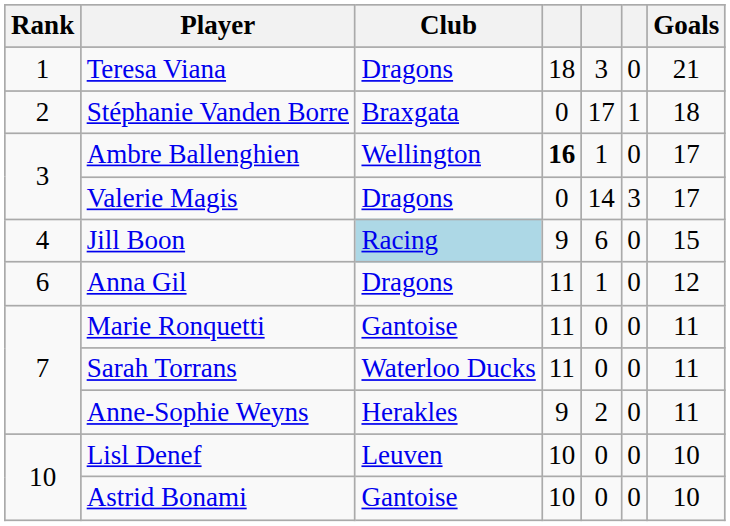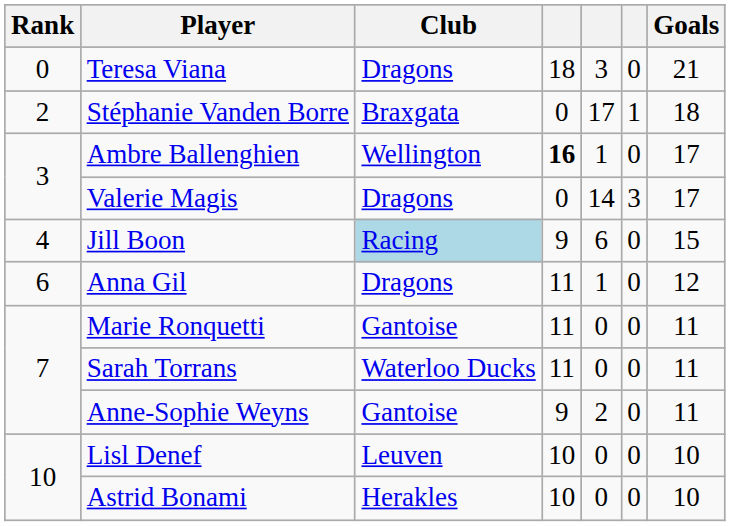(43, 68) 1 -> (43, 68) 0
(410, 411) Herakles -> (410, 411) Gantoise
(410, 497) Gantoise -> (410, 497) Herakles
